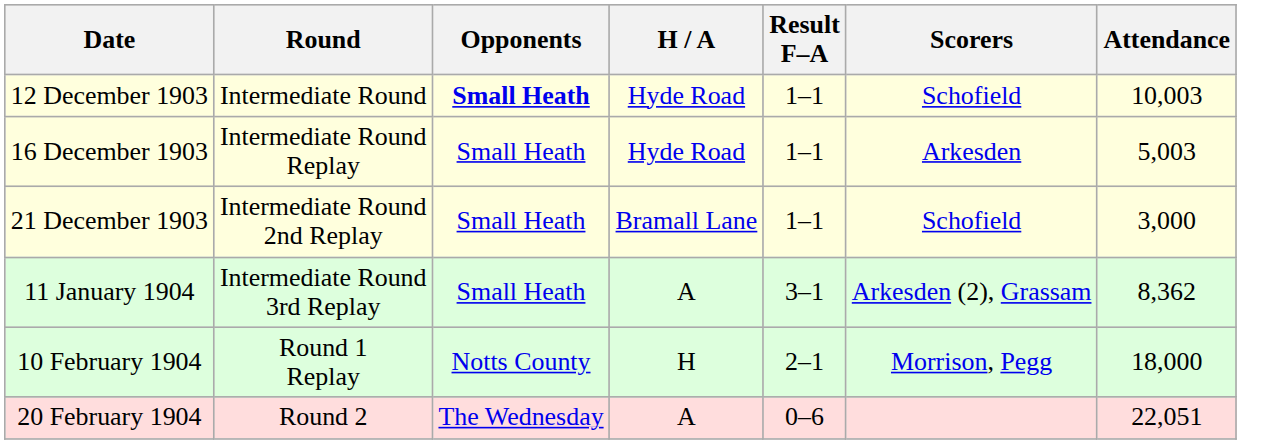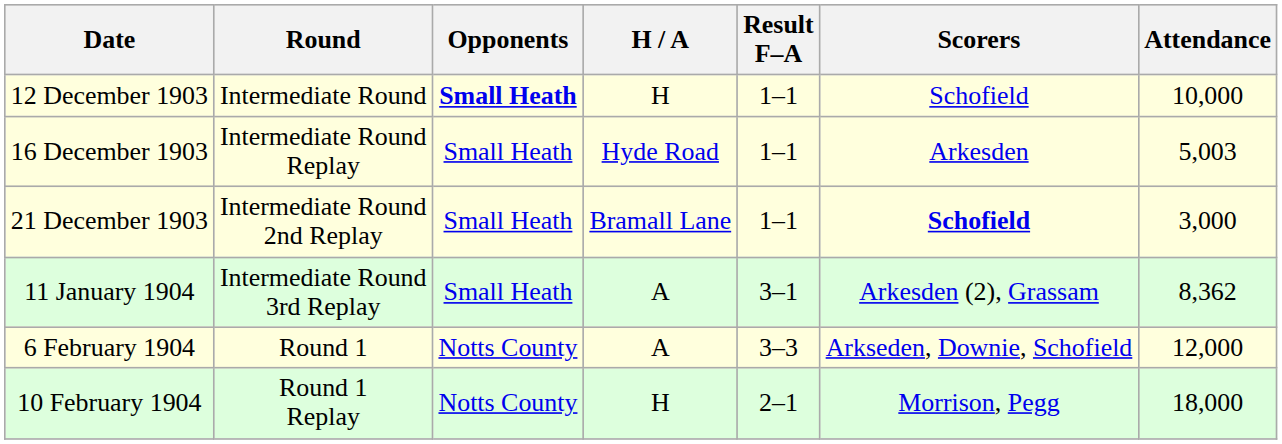(686, 95) Hyde Road -> (660, 95) H
(1167, 95) 10,003 -> (1208, 95) 10,000
(972, 221) normal -> (979, 221) bold
+ row: (109, 347)
- row: (109, 417)
